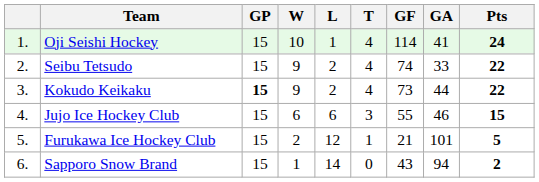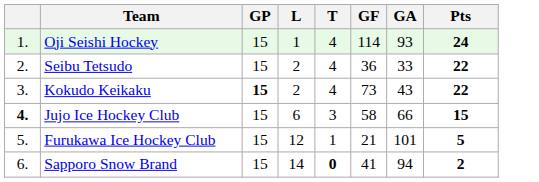- column: (296, 16)
(441, 41) 41 -> (405, 41) 93
(405, 66) 74 -> (369, 66) 36
(441, 90) 44 -> (405, 90) 43
(23, 115) normal -> (23, 115) bold
(405, 115) 55 -> (369, 115) 58
(441, 115) 46 -> (405, 115) 66
(369, 164) normal -> (333, 164) bold
(405, 164) 43 -> (369, 164) 41
